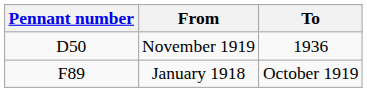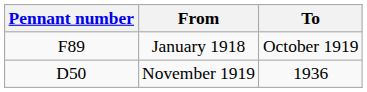rows swapped: (199, 73) <-> (199, 45)
